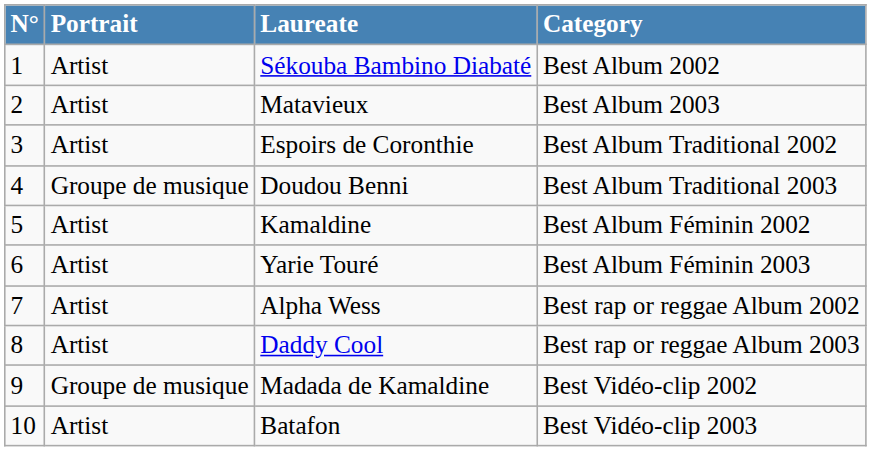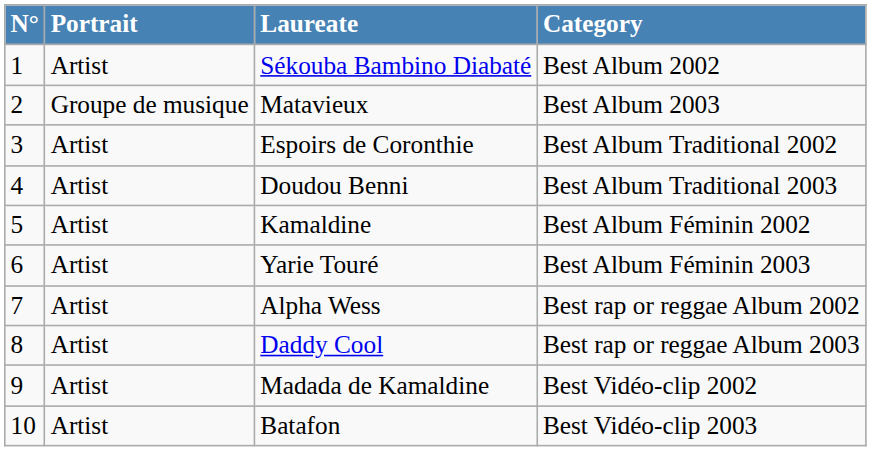(79, 104) Artist -> (150, 104) Groupe de musique
(150, 184) Groupe de musique -> (79, 184) Artist
(150, 385) Groupe de musique -> (79, 385) Artist
